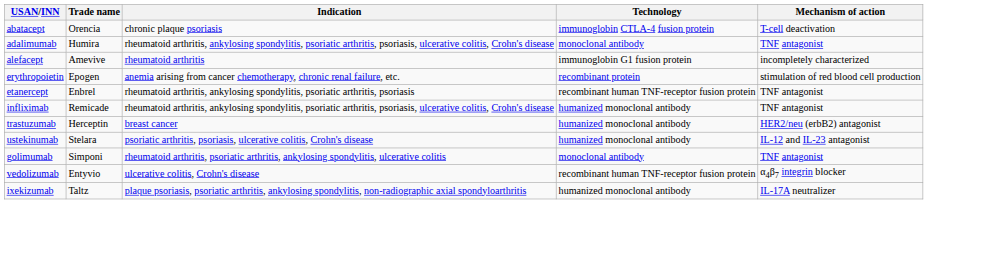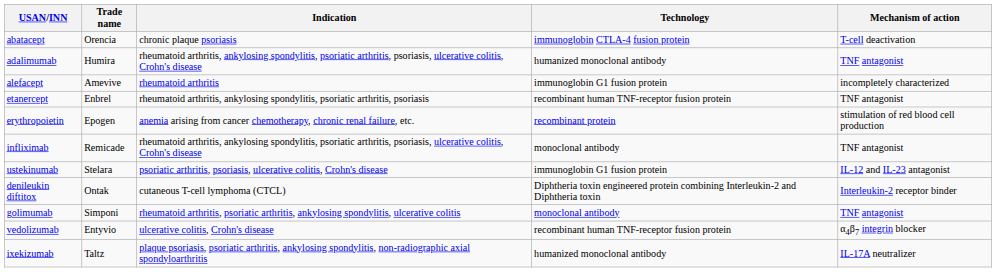(601, 44) monoclonal antibody -> (600, 61) humanized monoclonal antibody
rows swapped: (35, 76) <-> (27, 92)
(625, 108) humanized monoclonal antibody -> (577, 148) monoclonal antibody
- row: (31, 124)
(625, 140) humanized monoclonal antibody -> (601, 169) immunoglobin G1 fusion protein
+ row: (28, 191)
